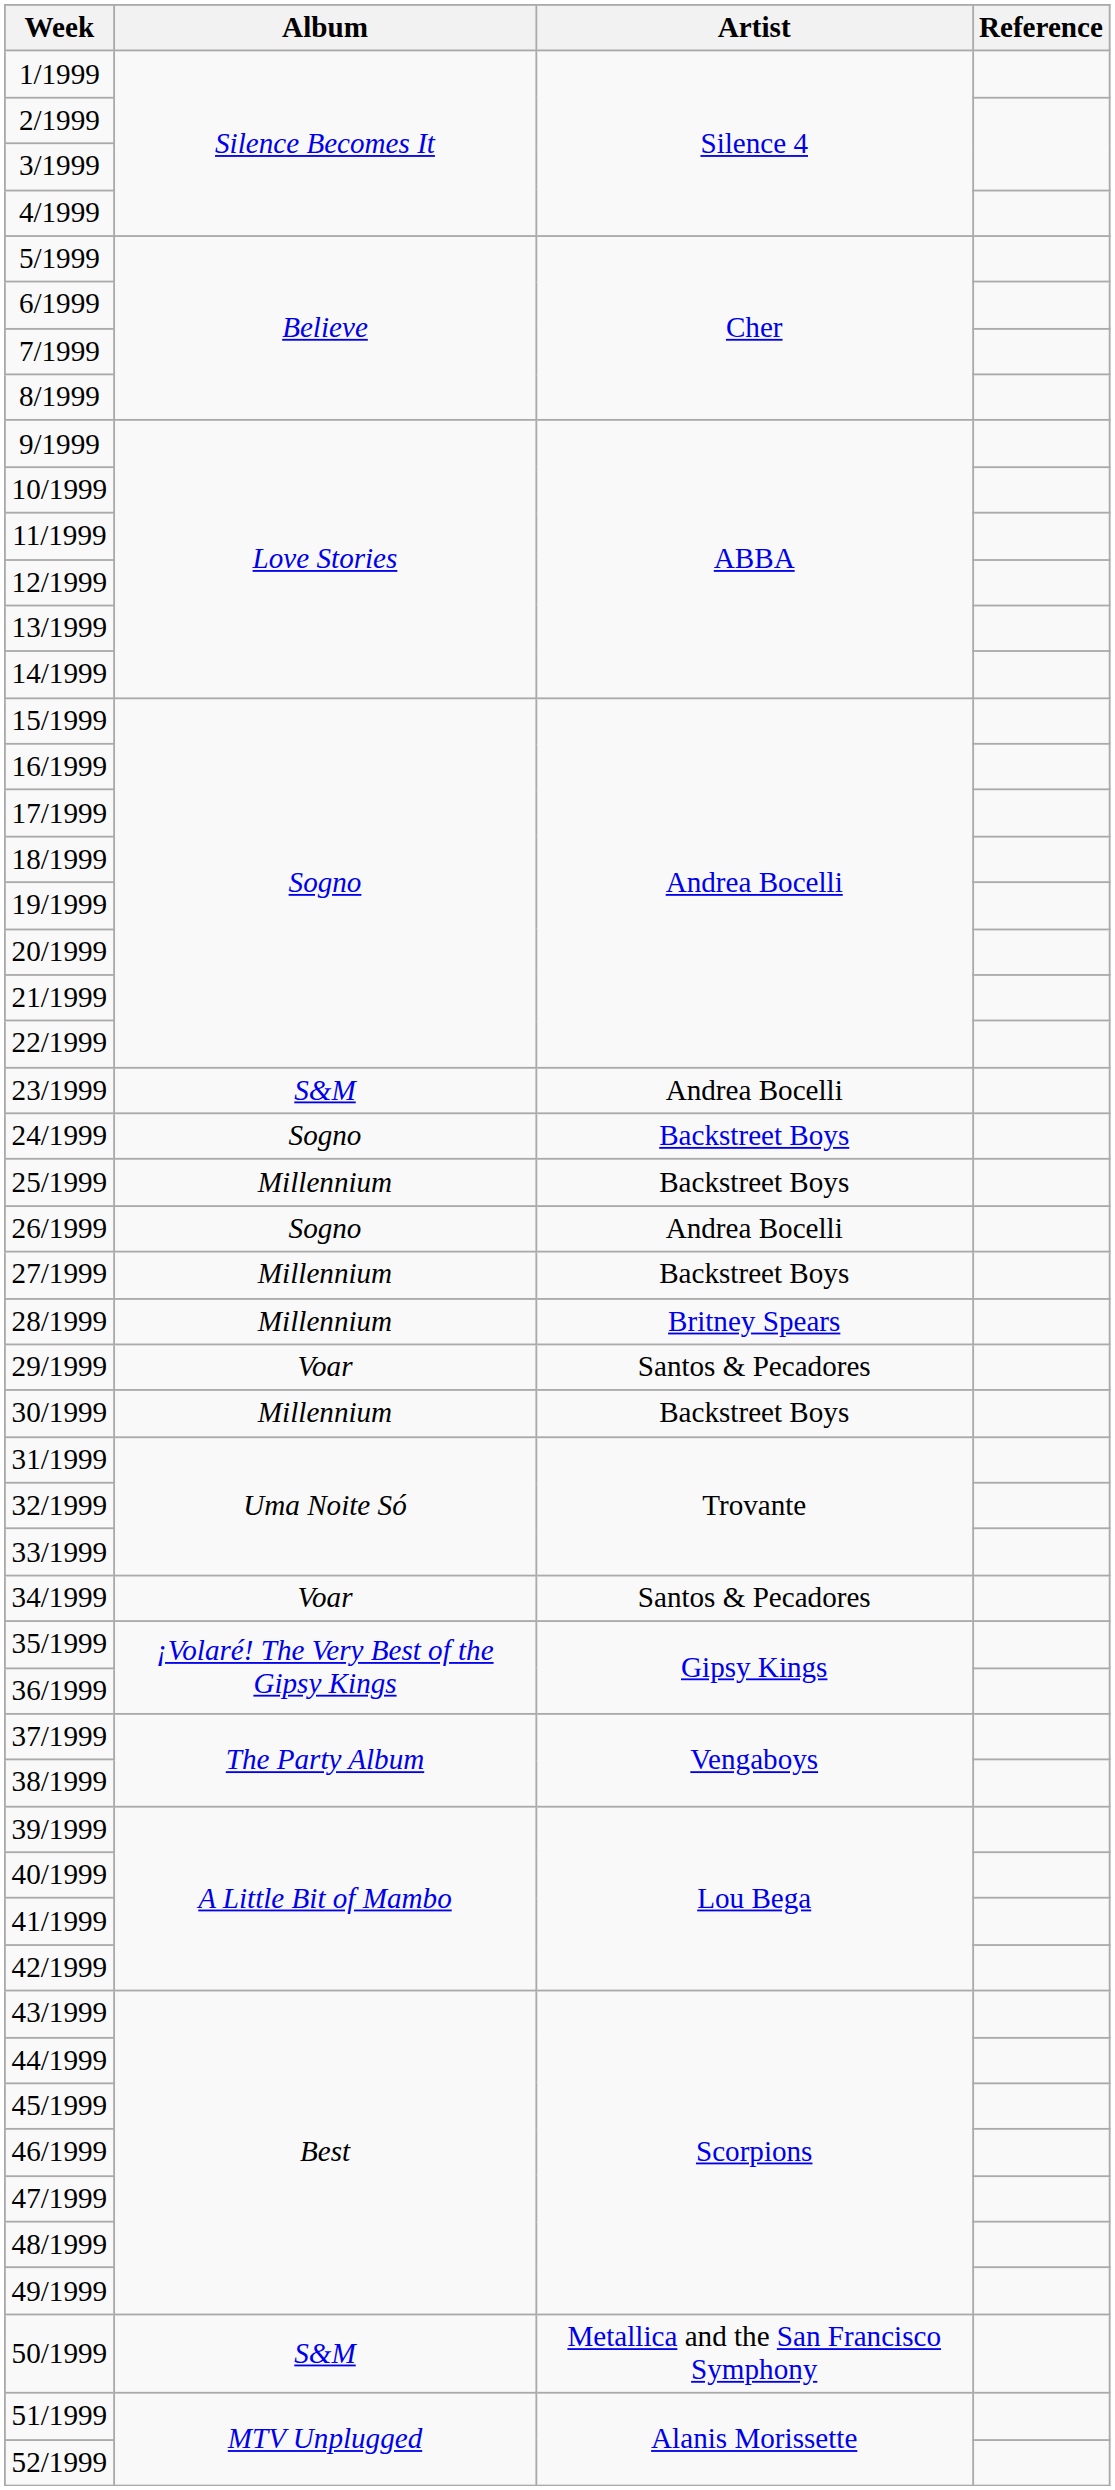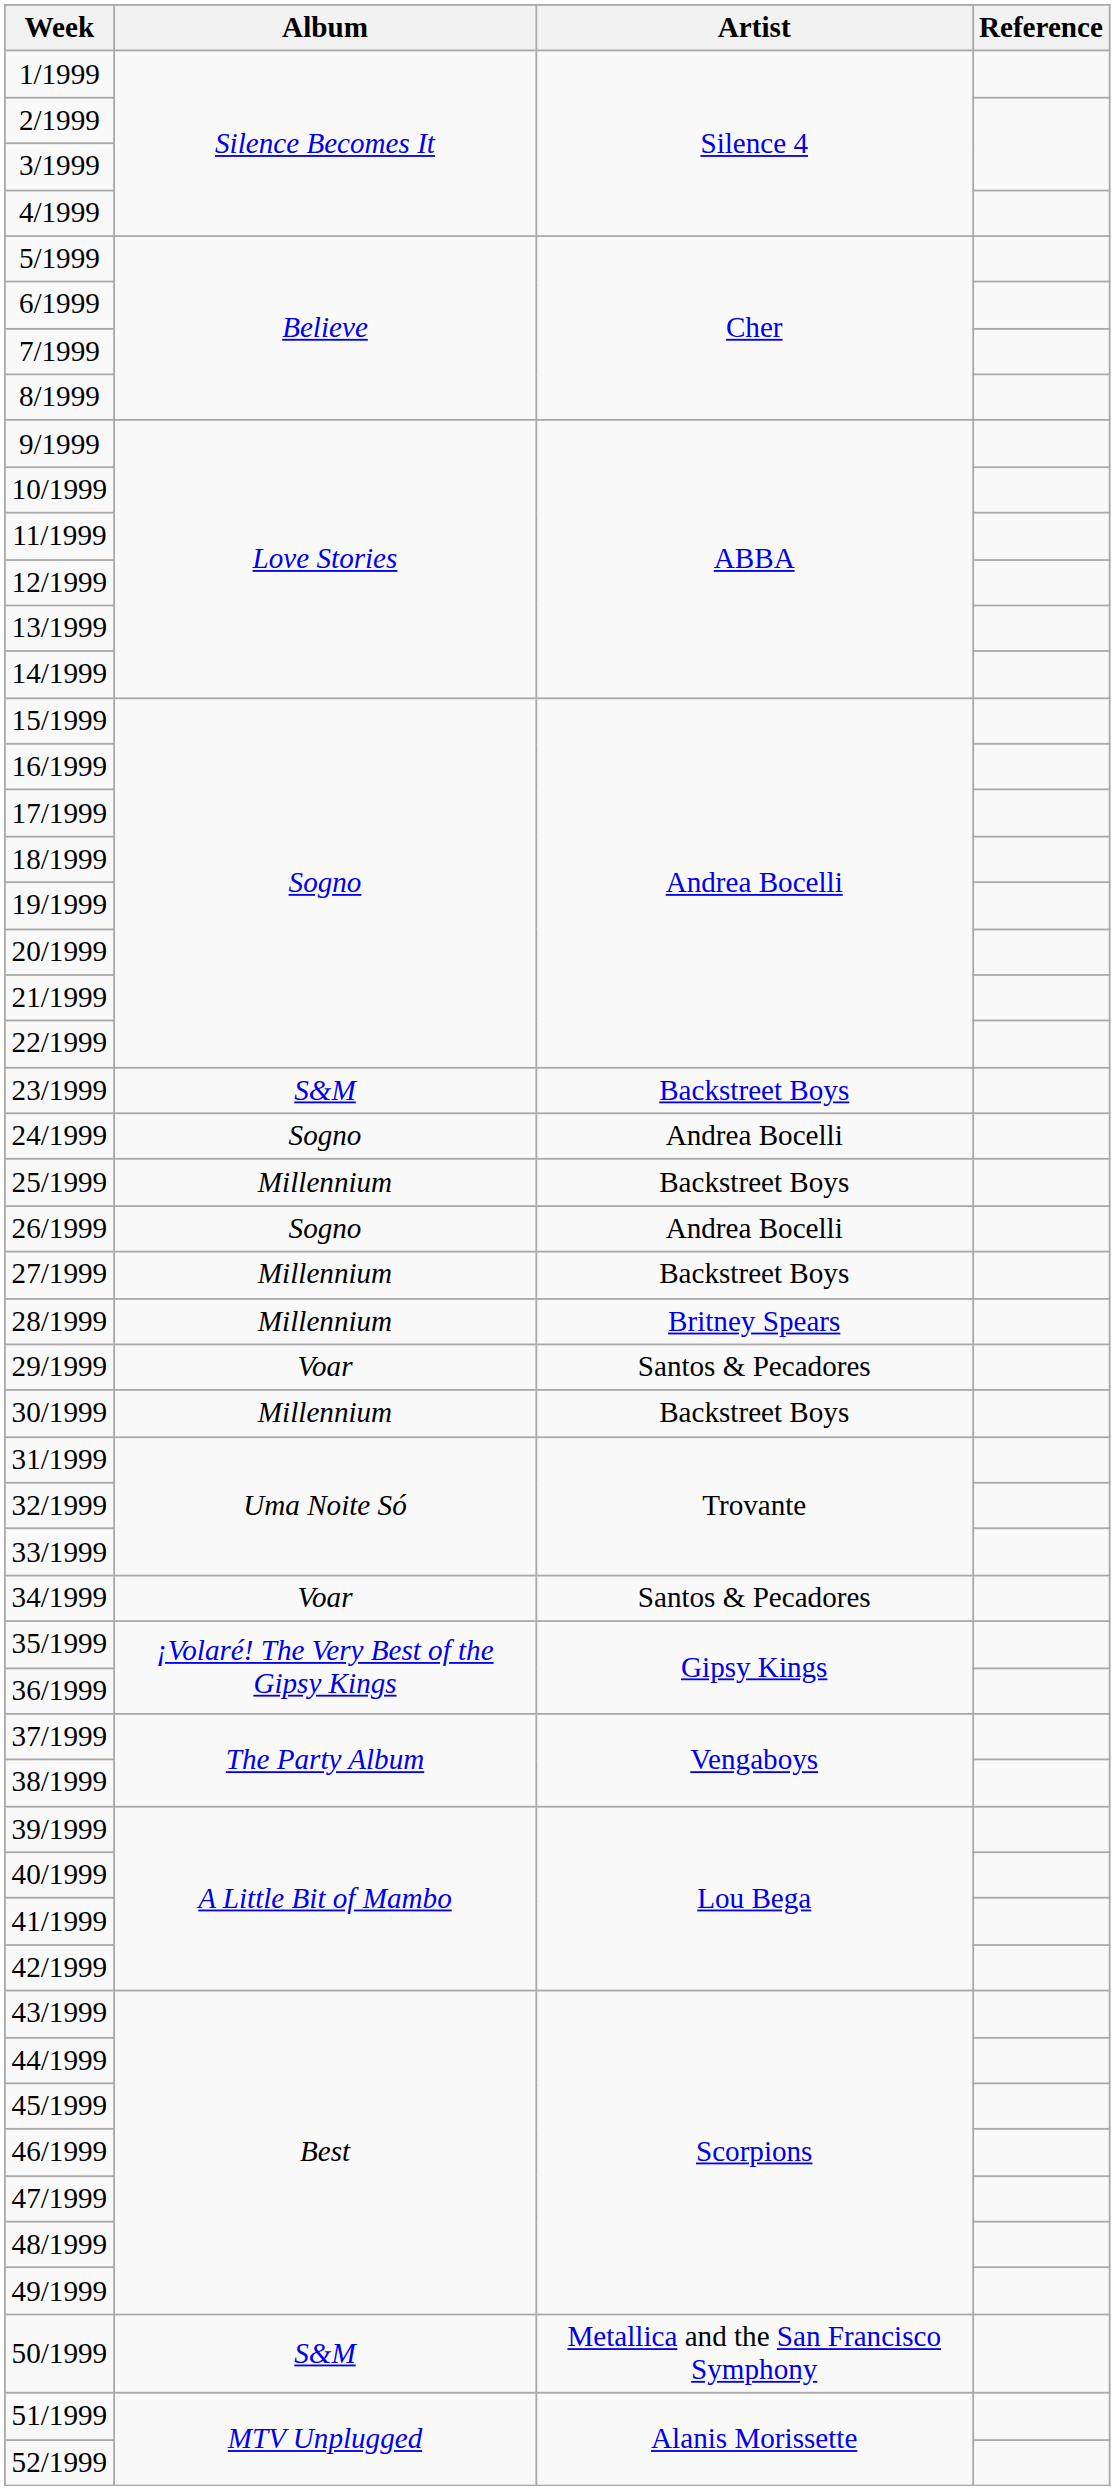(754, 1089) Andrea Bocelli -> (754, 1089) Backstreet Boys
(754, 1135) Backstreet Boys -> (754, 1135) Andrea Bocelli
